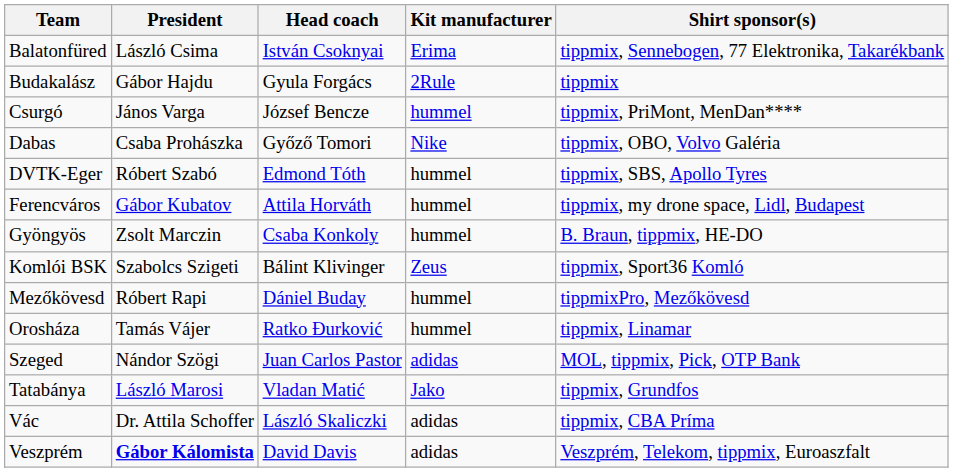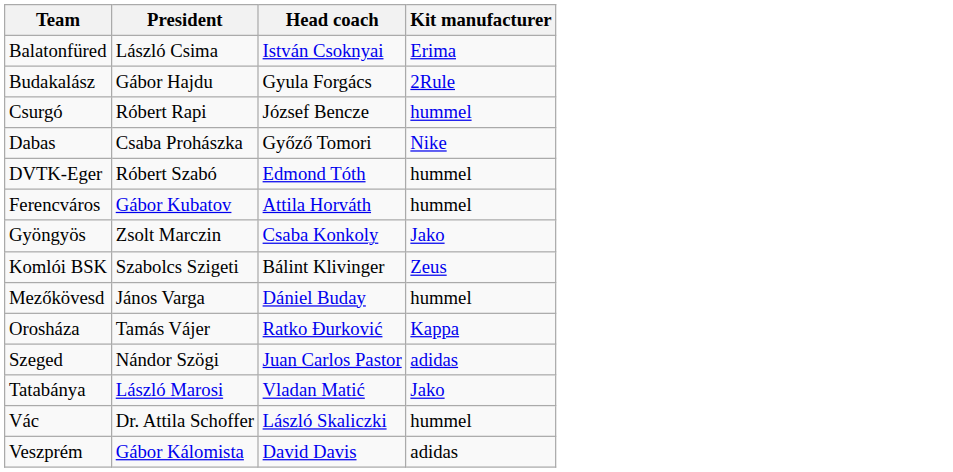- column: (752, 20)
(160, 112) János Varga -> (161, 112) Róbert Rapi
(441, 235) hummel -> (427, 235) Jako
(161, 297) Róbert Rapi -> (160, 297) János Varga
(441, 328) hummel -> (435, 328) Kappa
(434, 420) adidas -> (441, 420) hummel
(185, 451) bold -> (180, 451) normal
